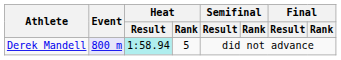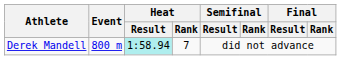(107, 46) lavender background -> (107, 46) no background
(186, 46) 5 -> (186, 46) 7
